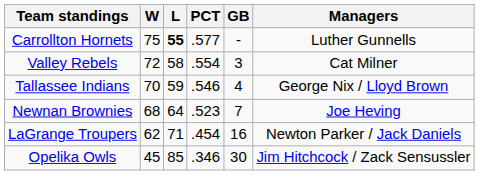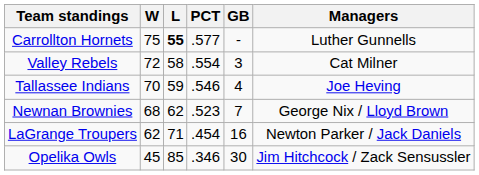(363, 87) George Nix / Lloyd Brown -> (363, 87) Joe Heving
(175, 110) 64 -> (175, 110) 62
(363, 110) Joe Heving -> (363, 110) George Nix / Lloyd Brown
